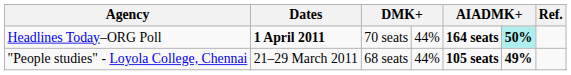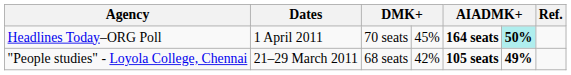(289, 37) bold -> (288, 37) normal
(427, 37) 44% -> (427, 37) 45%
(427, 59) 44% -> (427, 59) 42%
